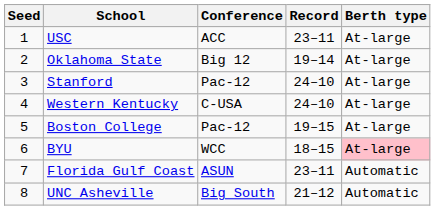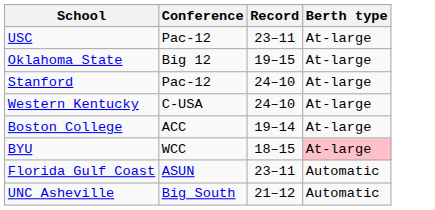- column: (24, 16)
(213, 38) ACC -> (186, 38) Pac-12
(314, 60) 19–14 -> (275, 60) 19–15
(226, 127) Pac-12 -> (174, 127) ACC
(314, 127) 19–15 -> (275, 127) 19–14
